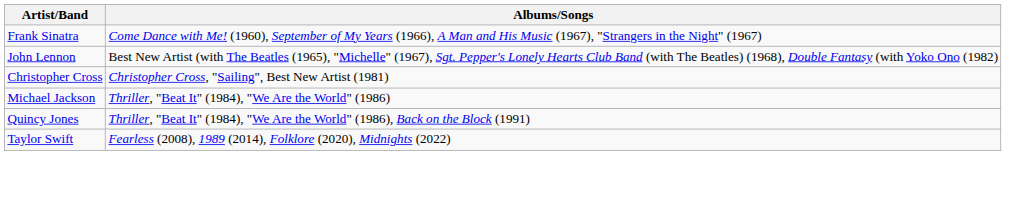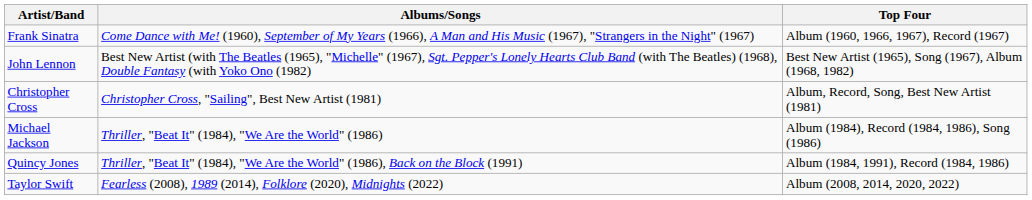+ column: (905, 14)
